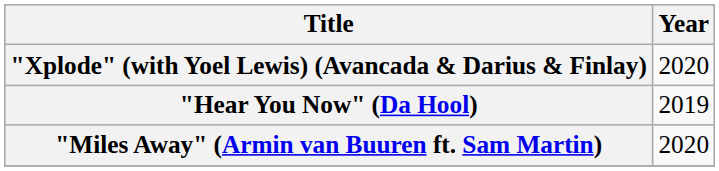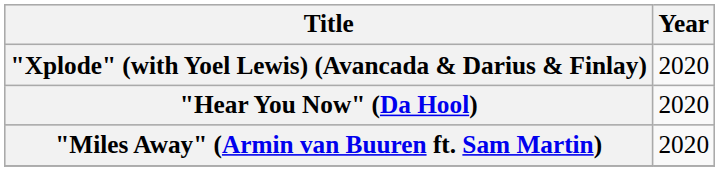(684, 104) 2019 -> (684, 104) 2020
